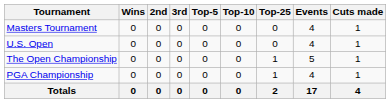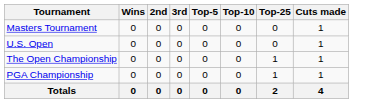- column: (312, 12)
